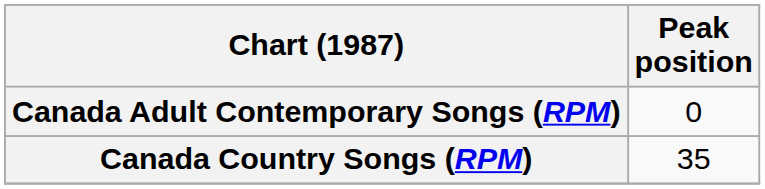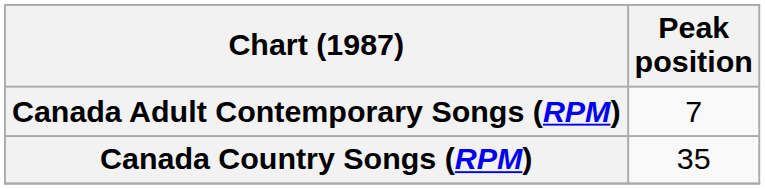(694, 111) 0 -> (694, 111) 7
